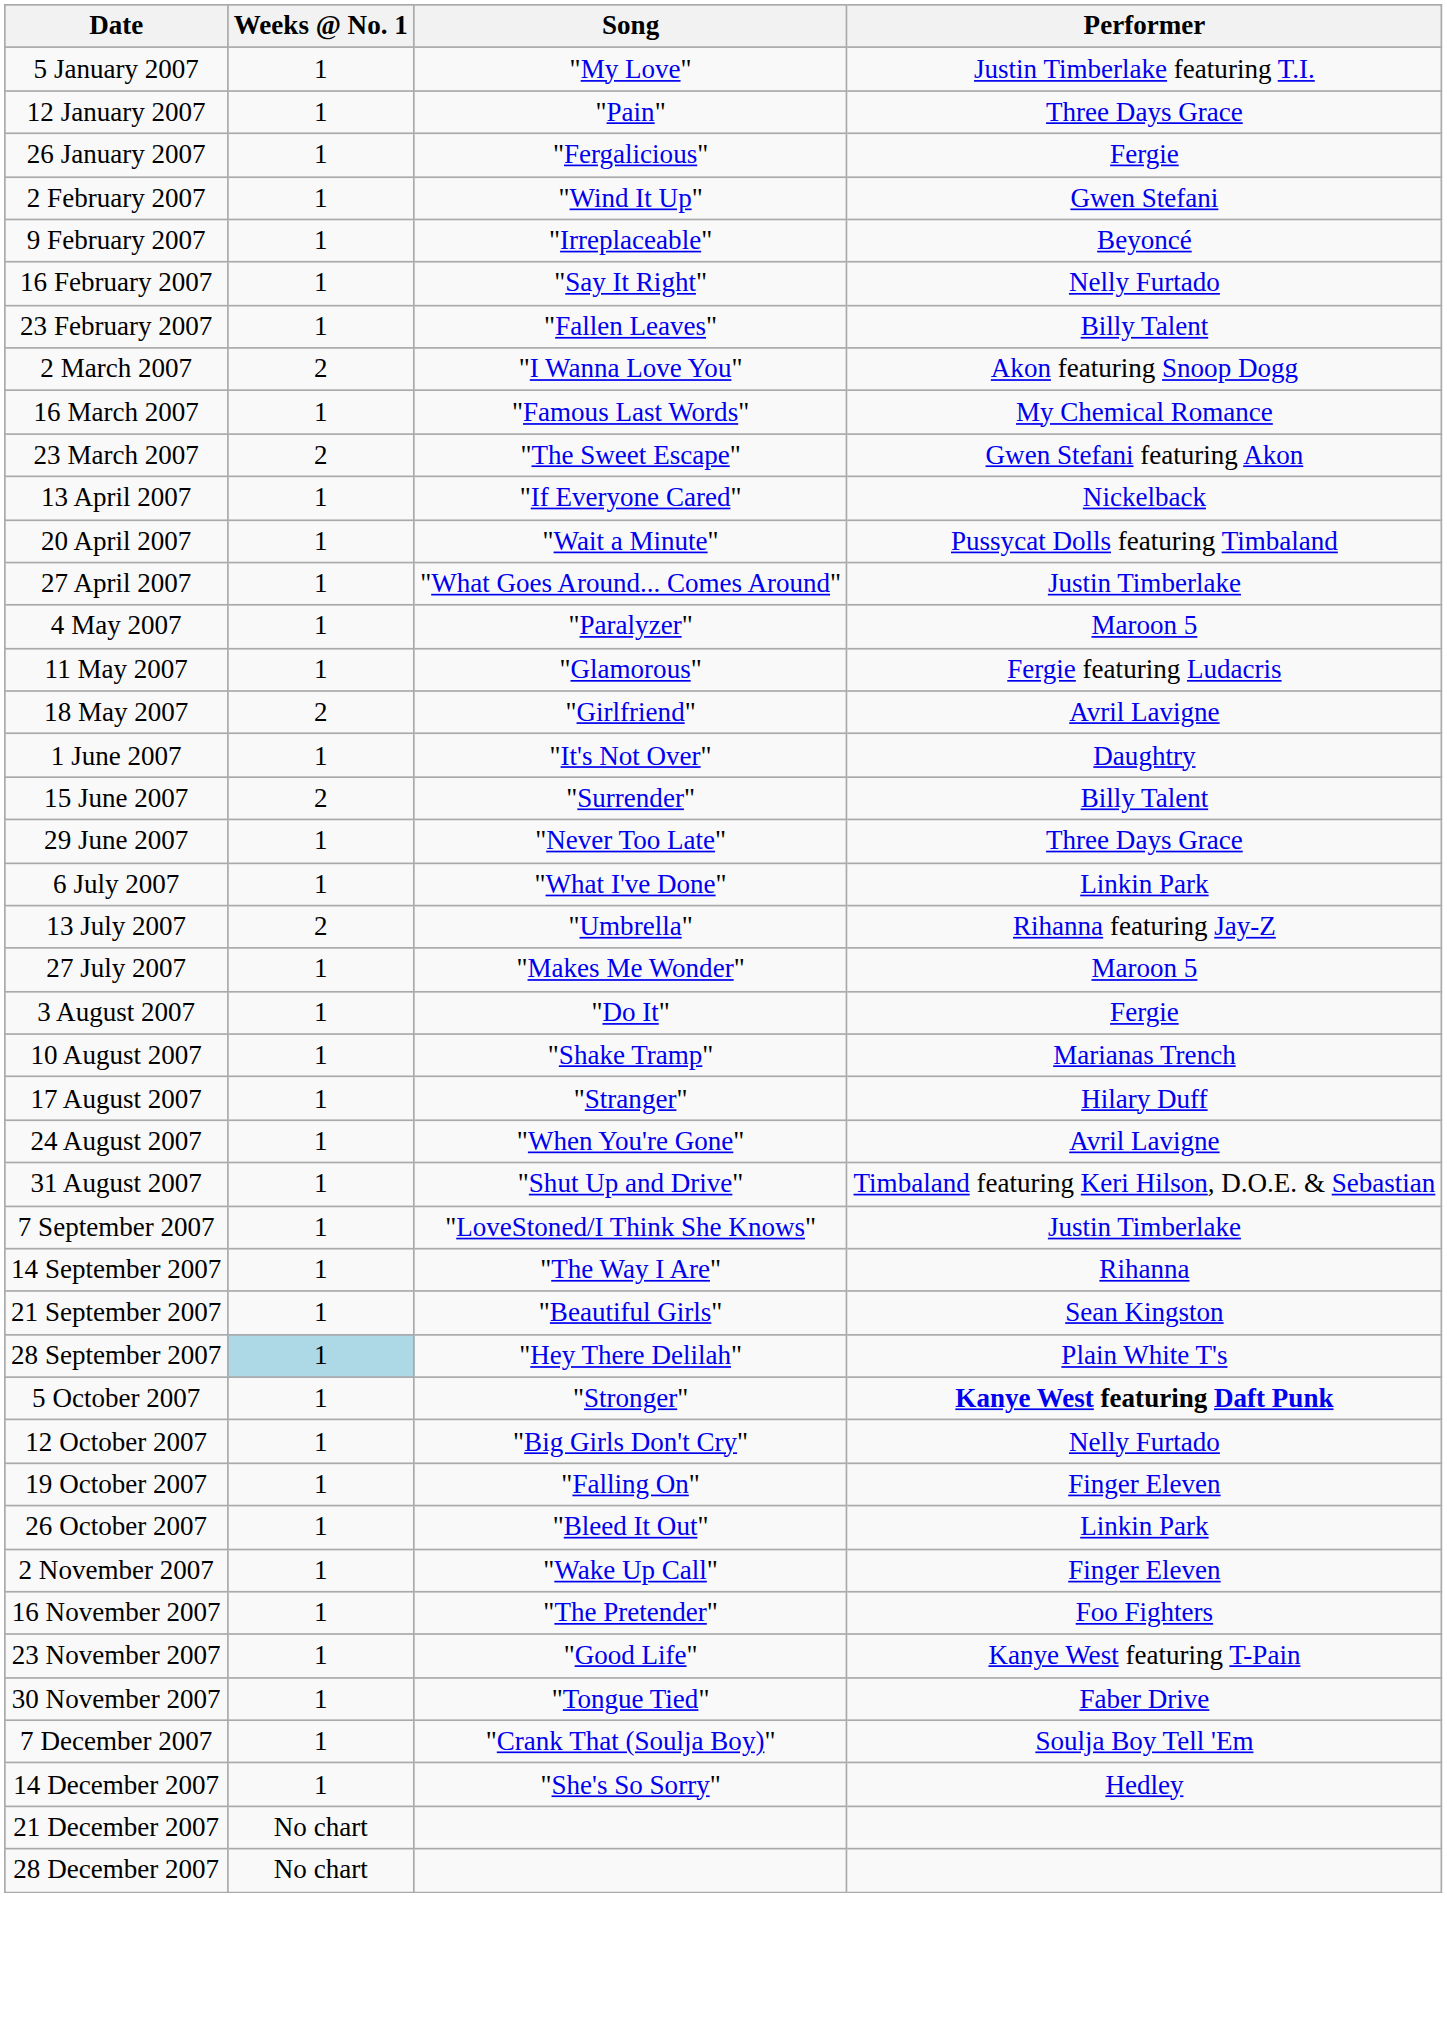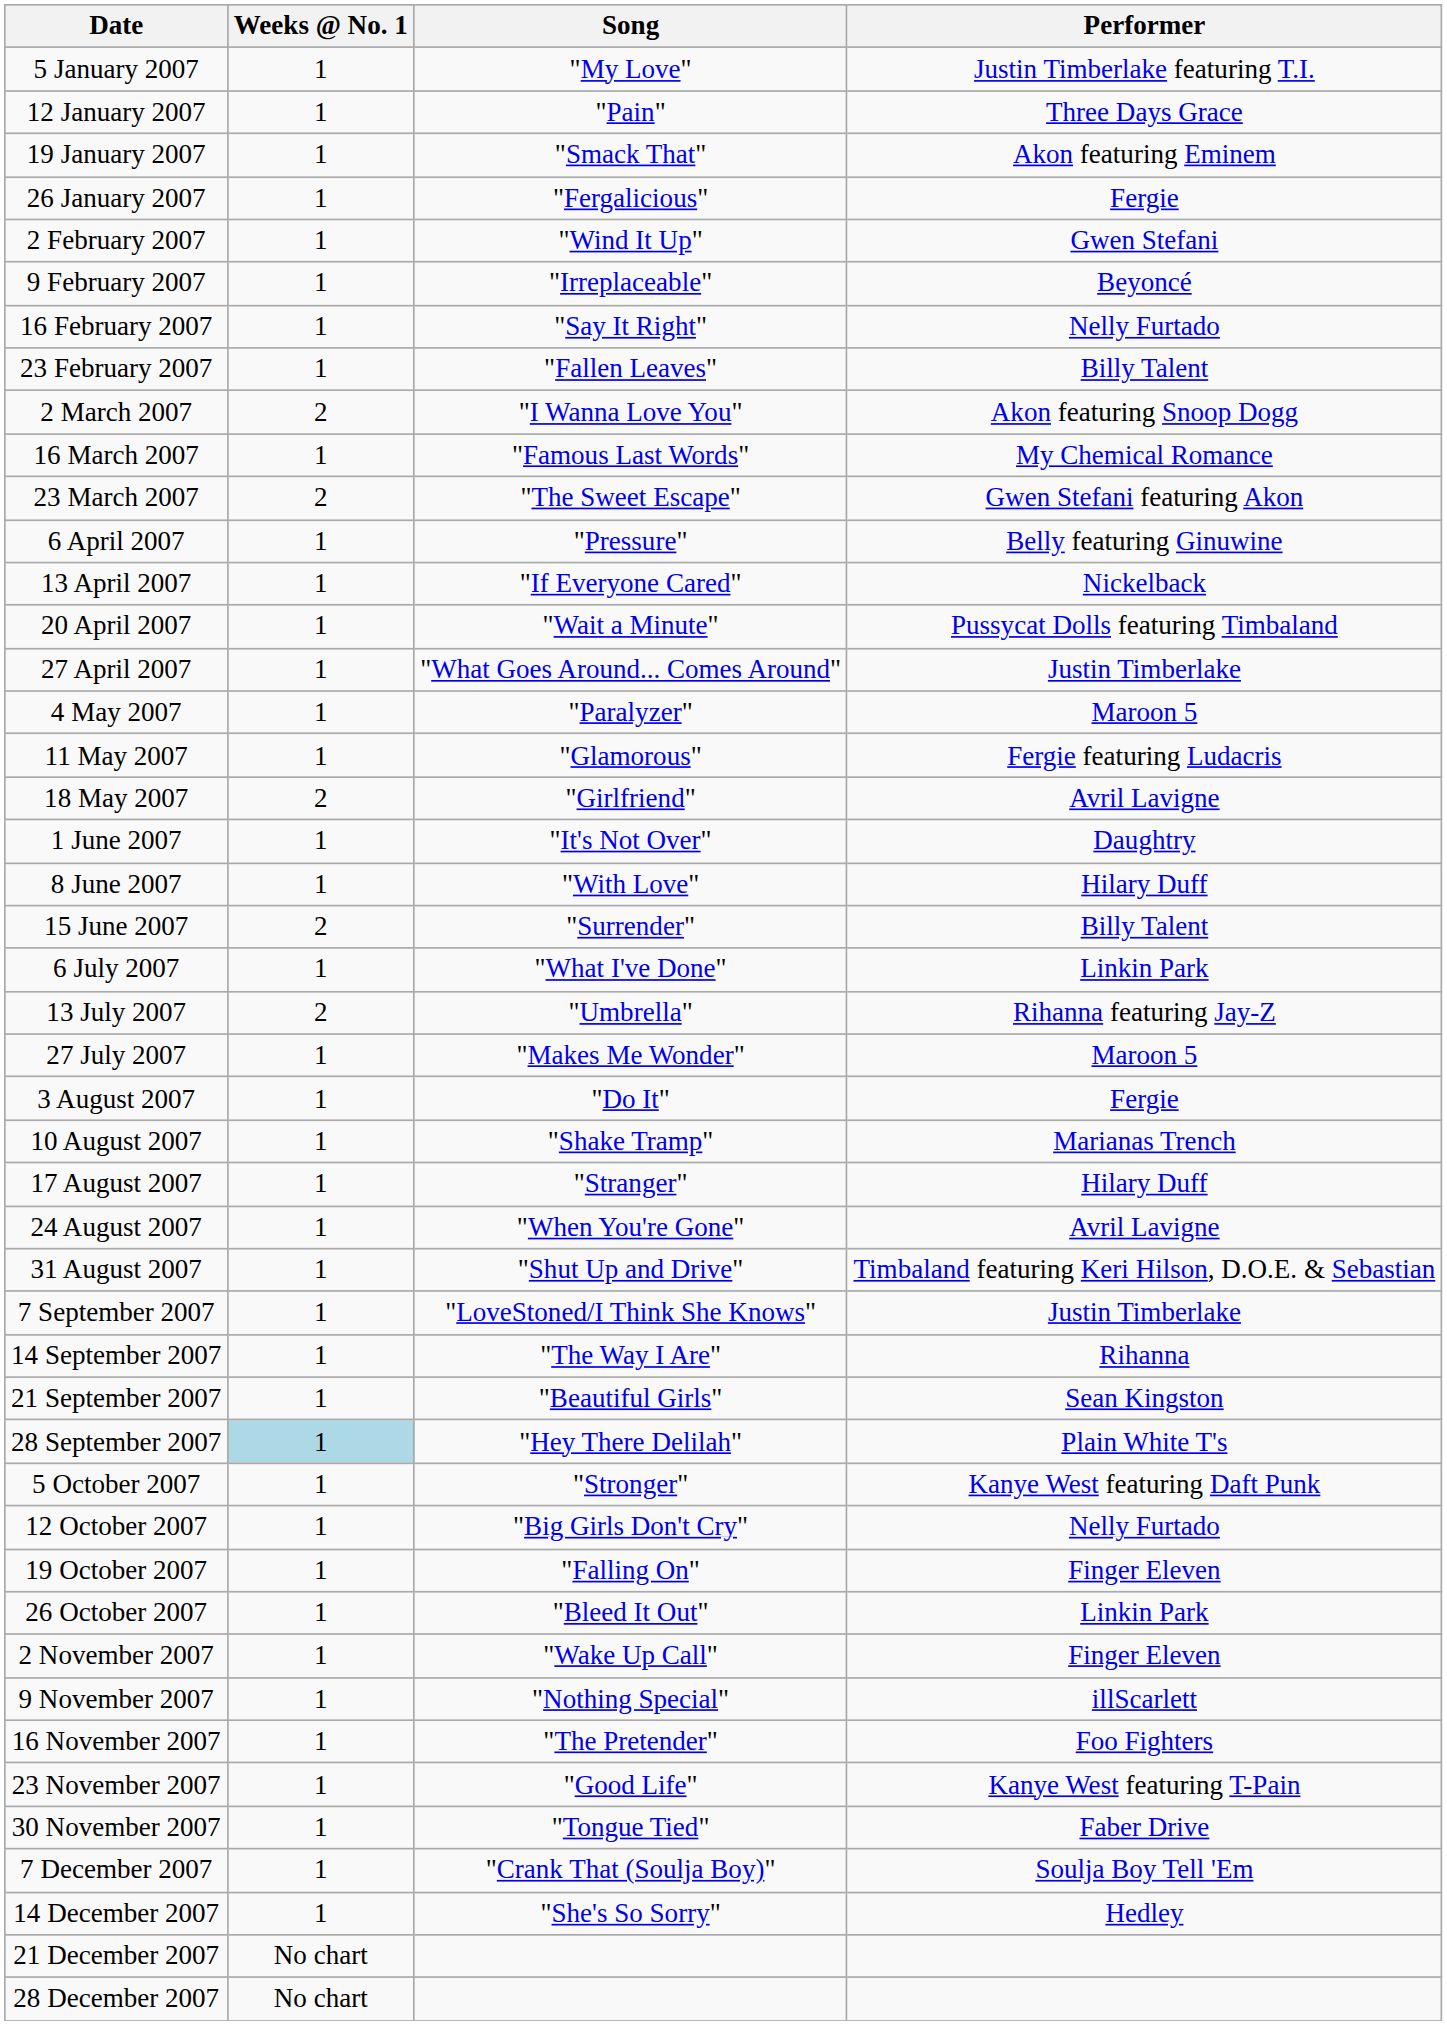+ row: (116, 154)
+ row: (116, 540)
+ row: (116, 883)
- row: (116, 840)
(1144, 1398) bold -> (1144, 1483) normal
+ row: (116, 1698)
